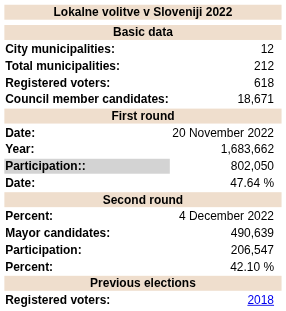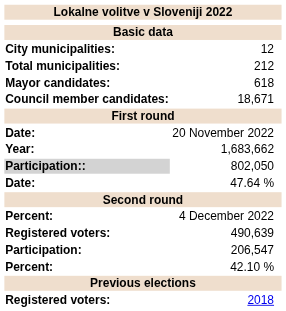(58, 83) Registered voters: -> (58, 83) Mayor candidates:
(58, 233) Mayor candidates: -> (58, 233) Registered voters:
